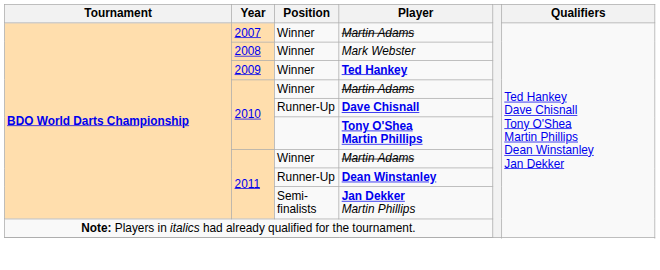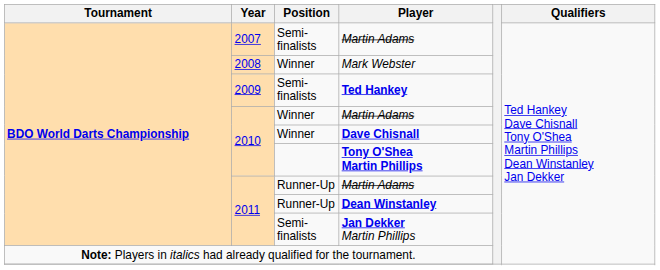(296, 32) Winner -> (297, 39) Semi-finalists
(296, 70) Winner -> (297, 90) Semi-finalists
(306, 107) Runner-Up -> (296, 134) Winner
(296, 158) Winner -> (306, 185) Runner-Up
